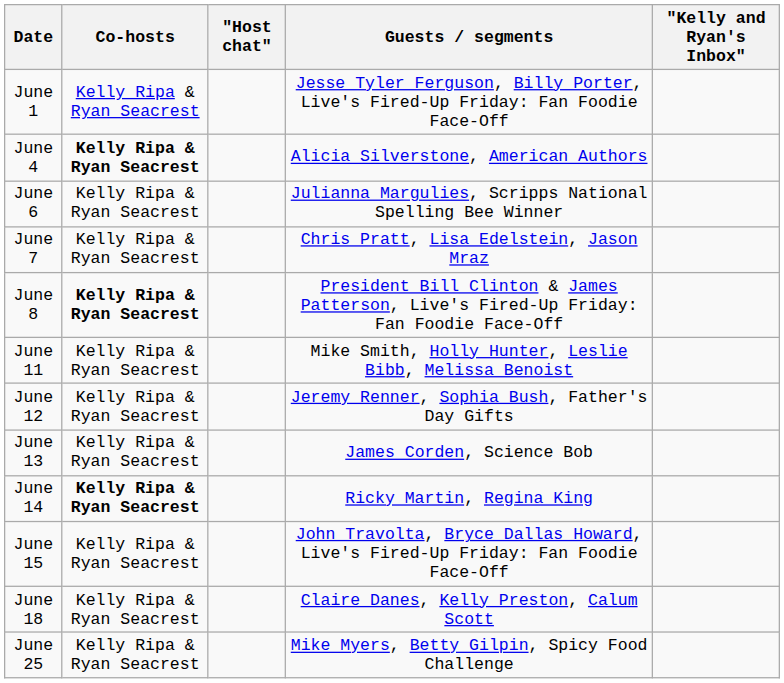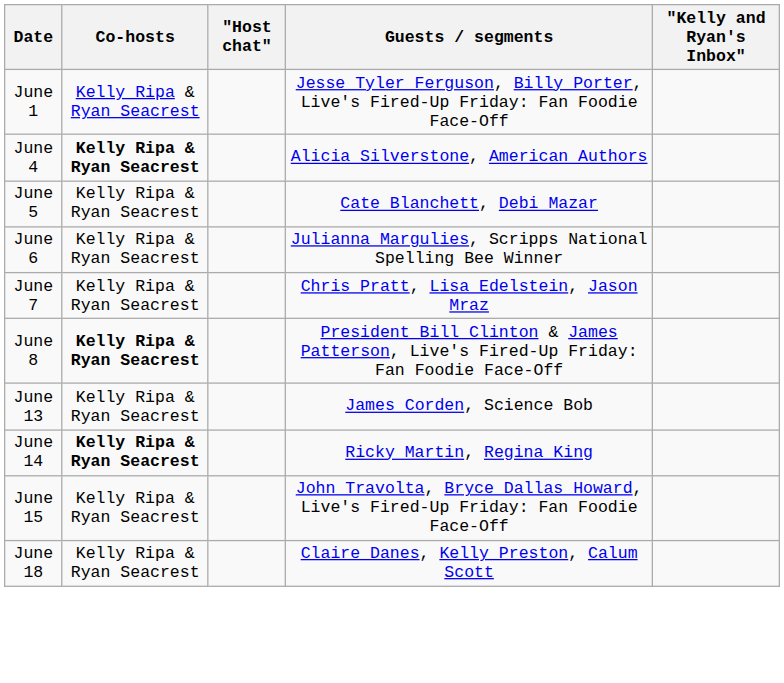+ row: (33, 204)
- row: (33, 361)
- row: (33, 406)
- row: (33, 655)
